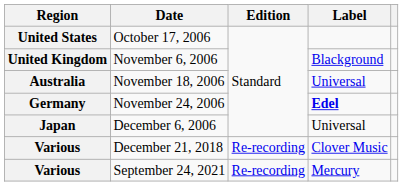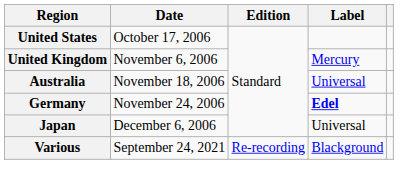(347, 59) Blackground -> (335, 59) Mercury
- row: (168, 147)
(335, 170) Mercury -> (347, 147) Blackground
